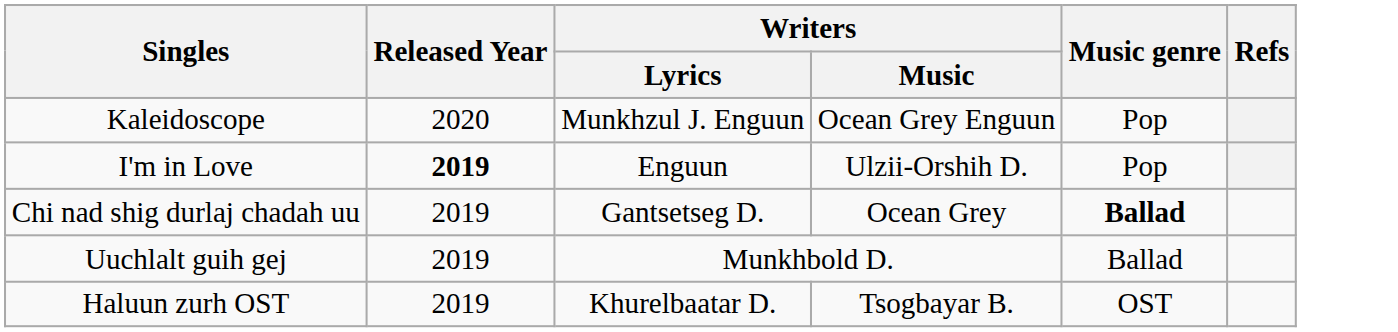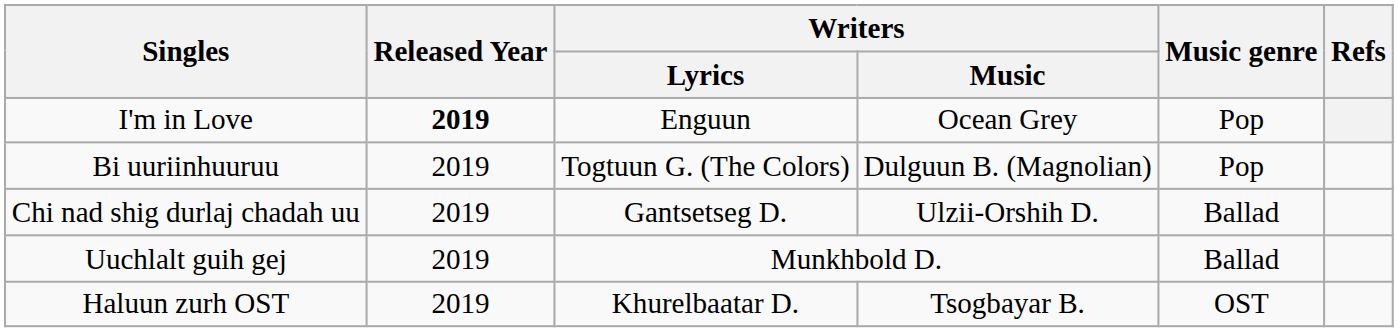- row: (186, 120)
(937, 166) Ulzii-Orshih D. -> (1008, 120) Ocean Grey
+ row: (186, 166)
(937, 212) Ocean Grey -> (1008, 212) Ulzii-Orshih D.
(1145, 212) bold -> (1241, 212) normal
